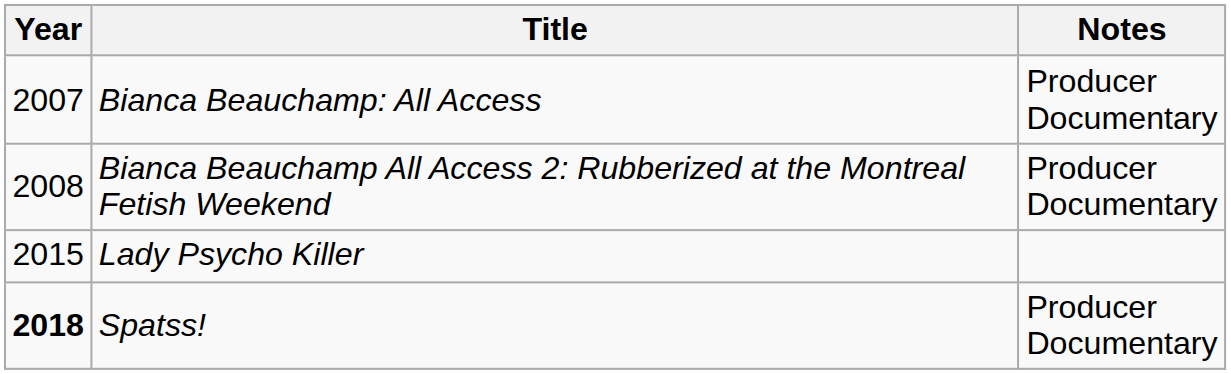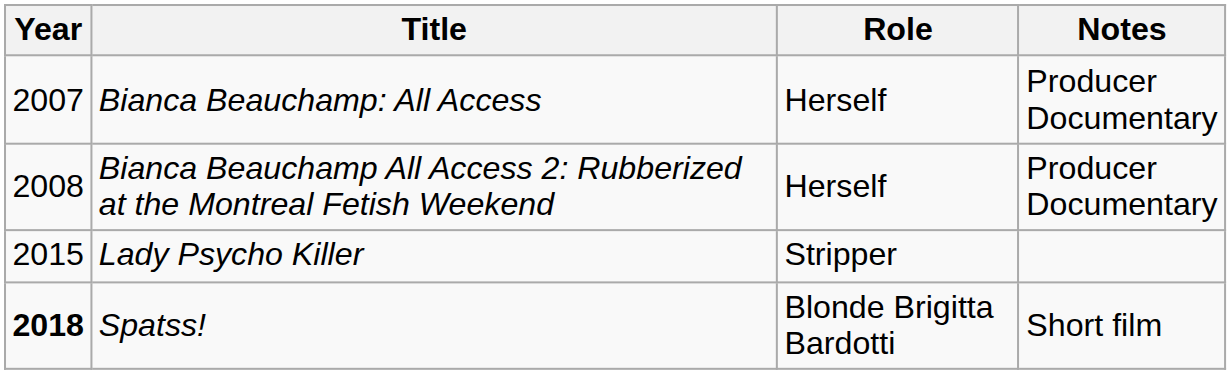+ column: (898, 30)
(1122, 324) Producer Documentary -> (1094, 324) Short film
